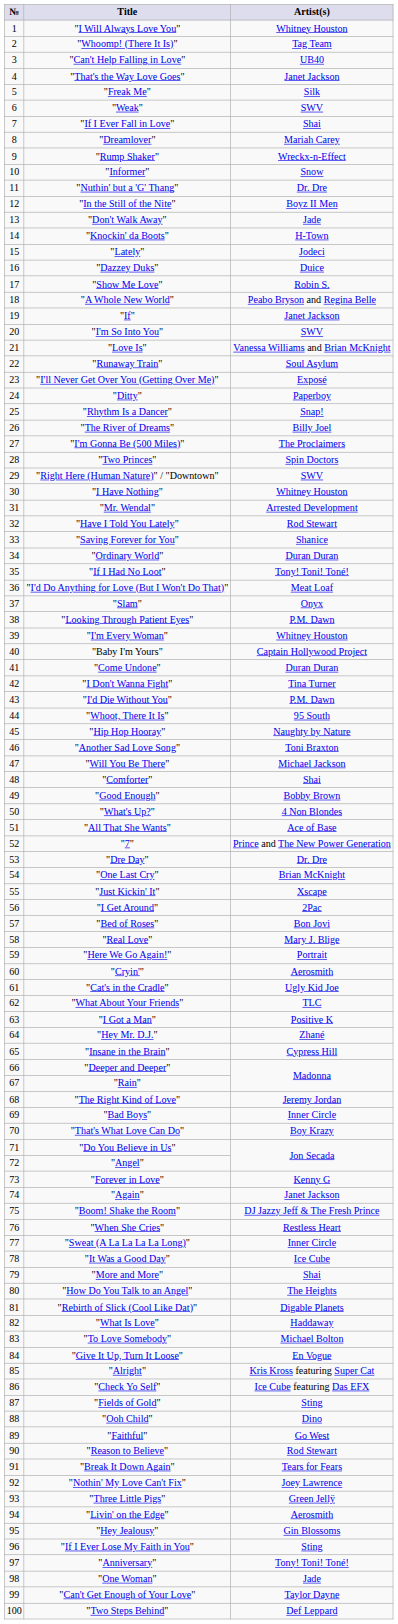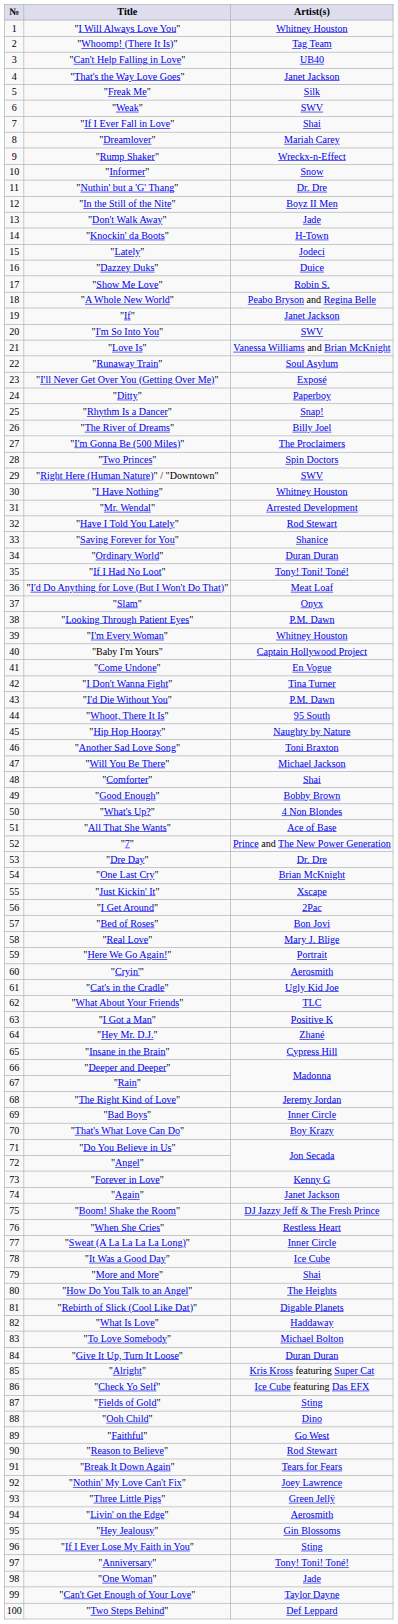(312, 667) Duran Duran -> (312, 667) En Vogue
(312, 1355) En Vogue -> (312, 1355) Duran Duran
